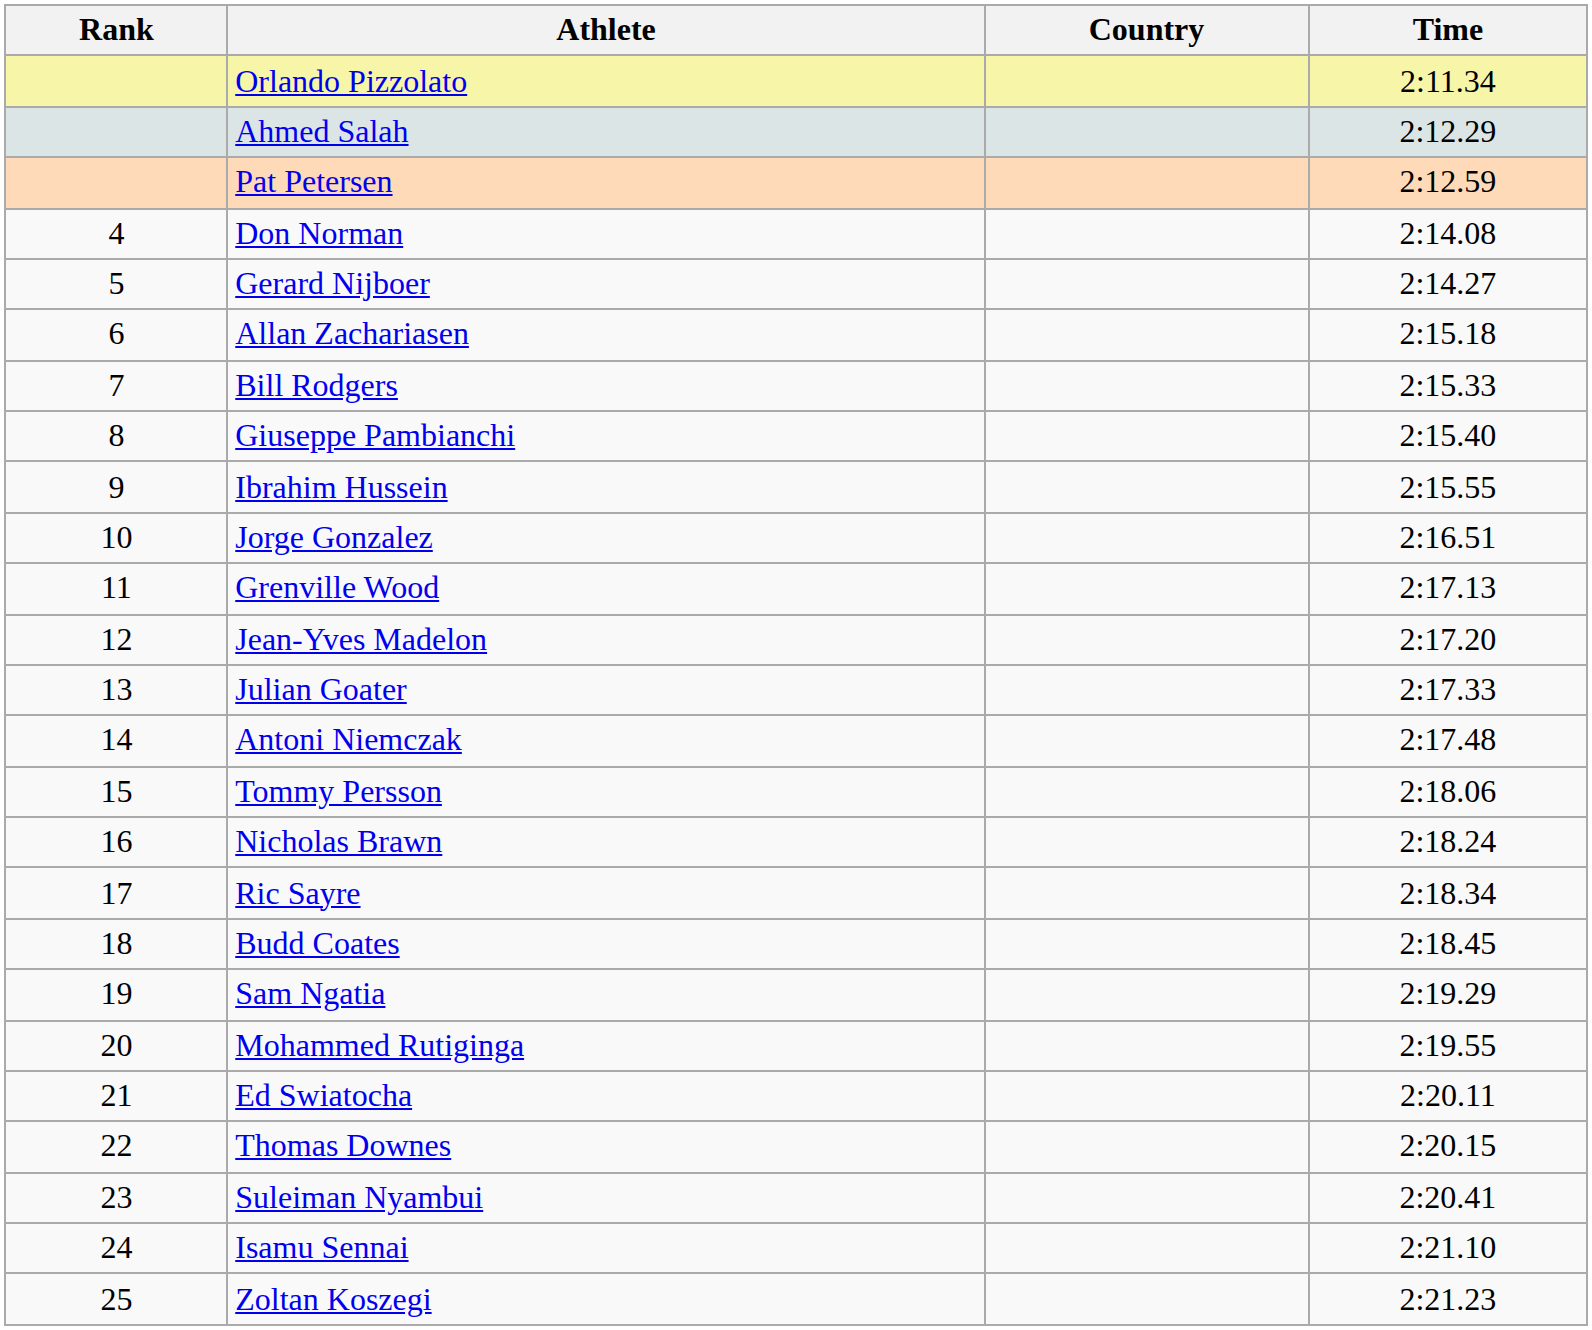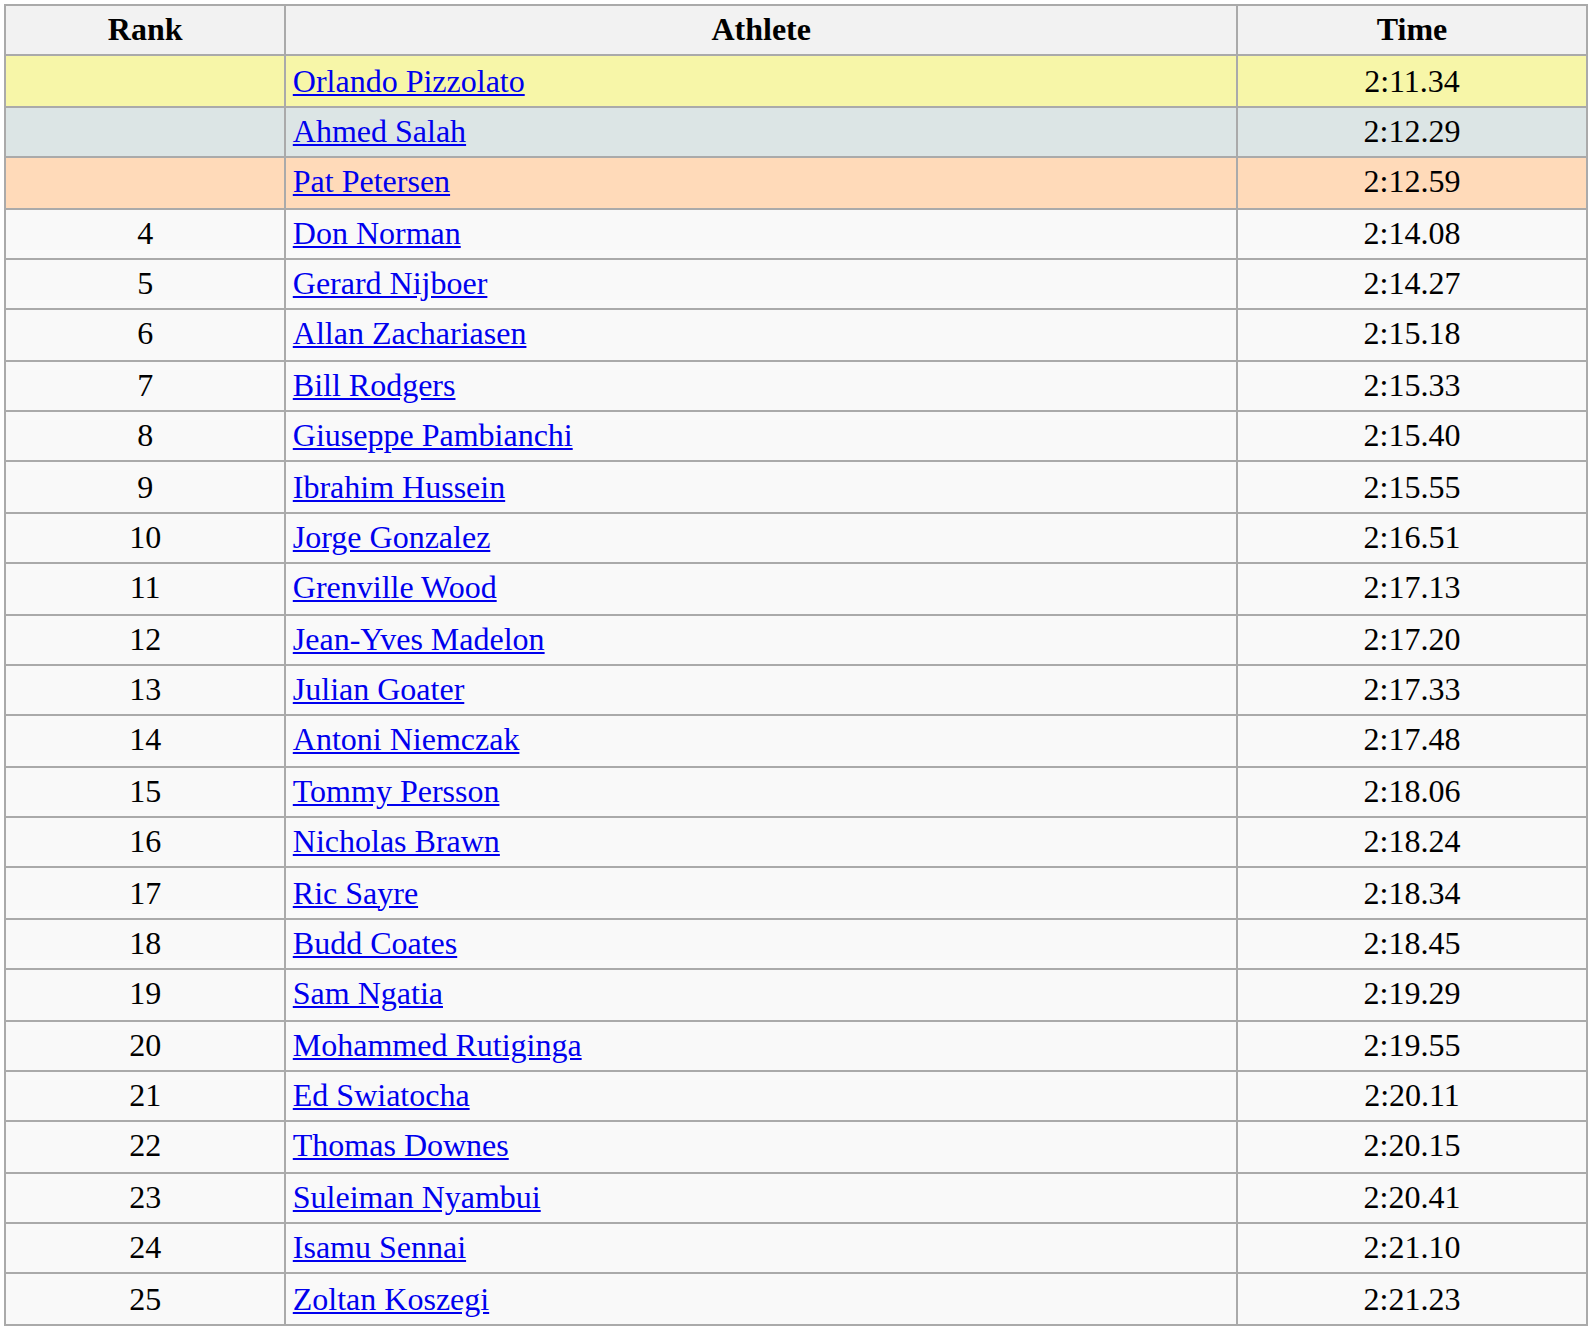- column: (1146, 29)
